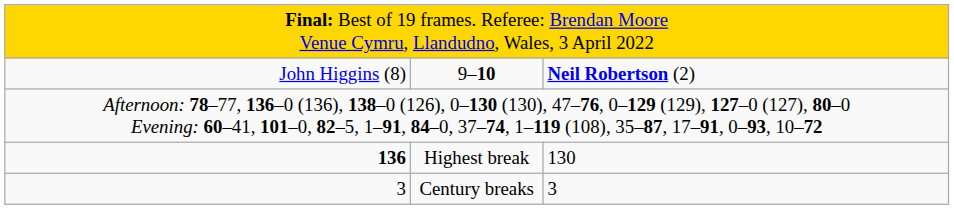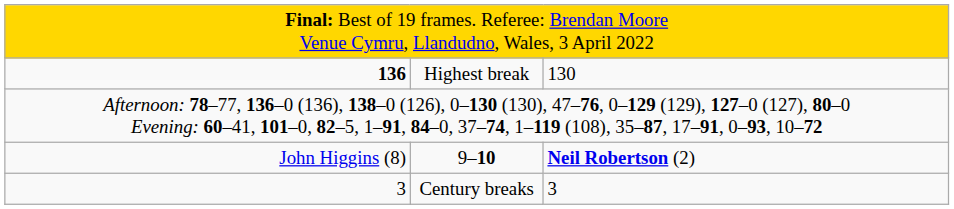rows swapped: (343, 73) <-> (392, 158)
